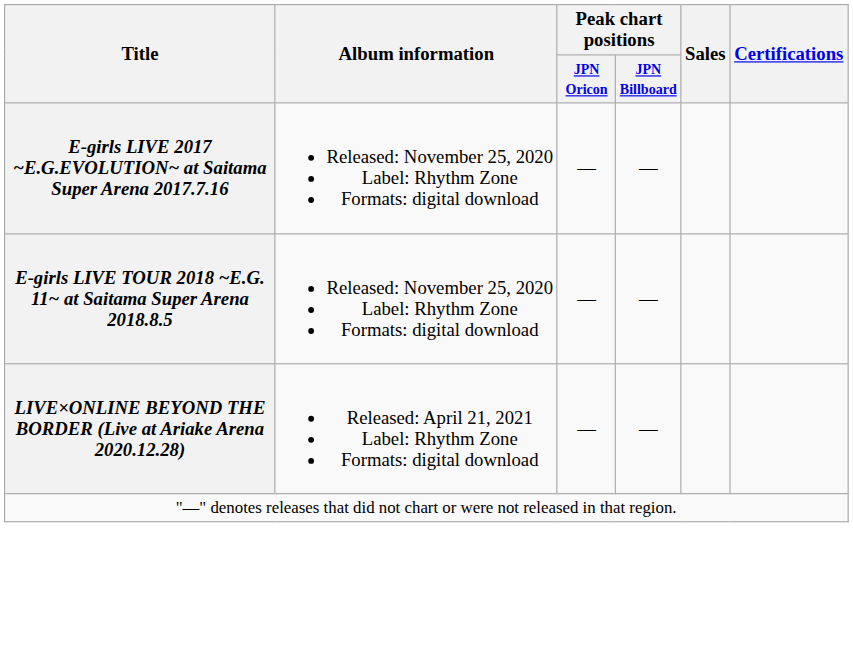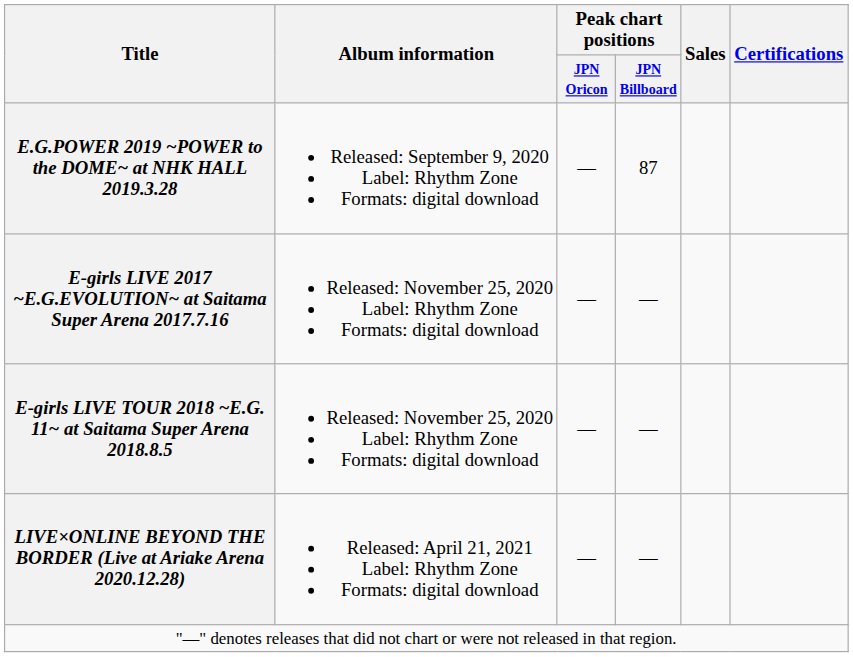+ row: (140, 168)
